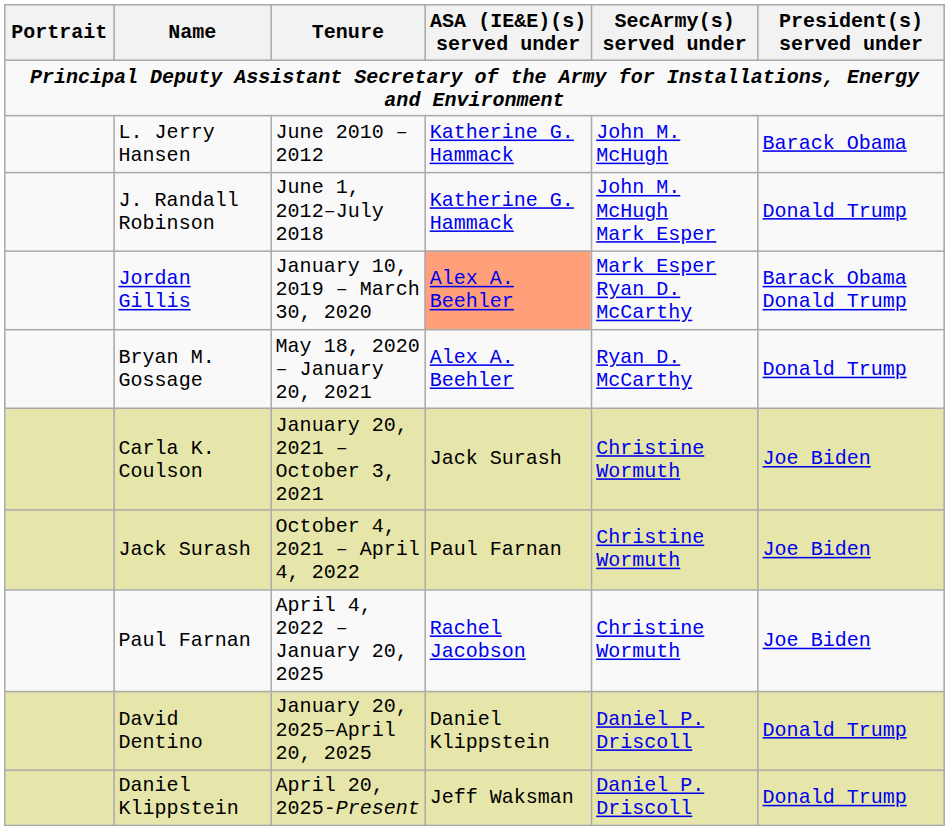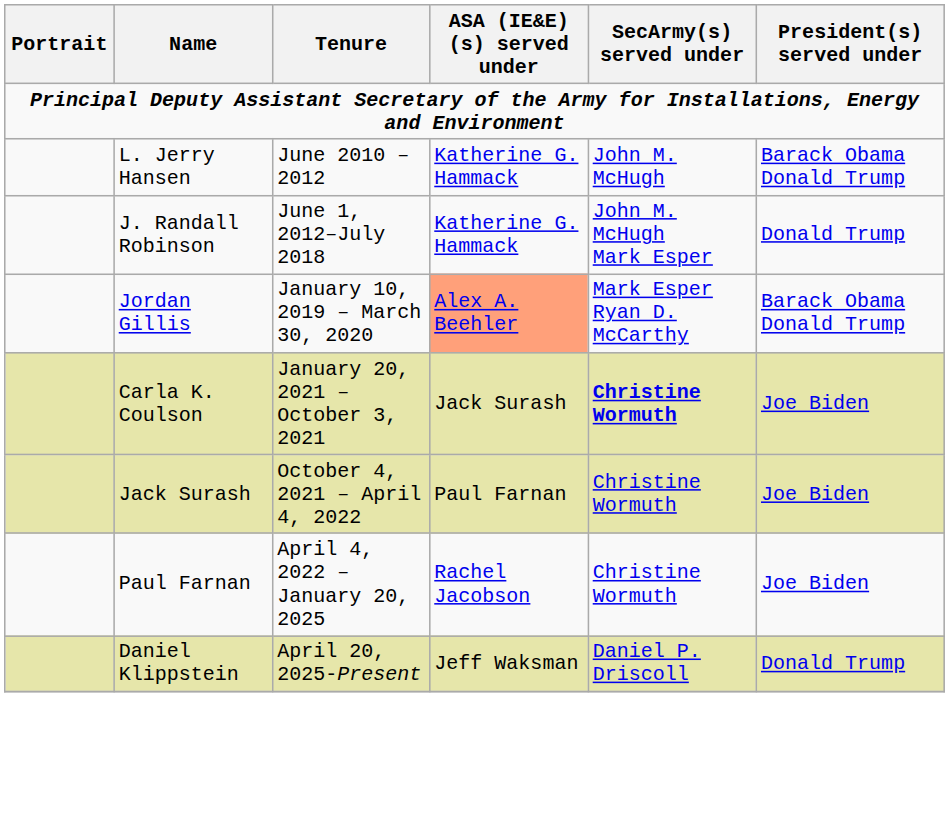(835, 144) Barack Obama -> (833, 167) Barack Obama Donald Trump
- row: (167, 369)
(650, 459) normal -> (647, 404) bold
- row: (161, 731)
